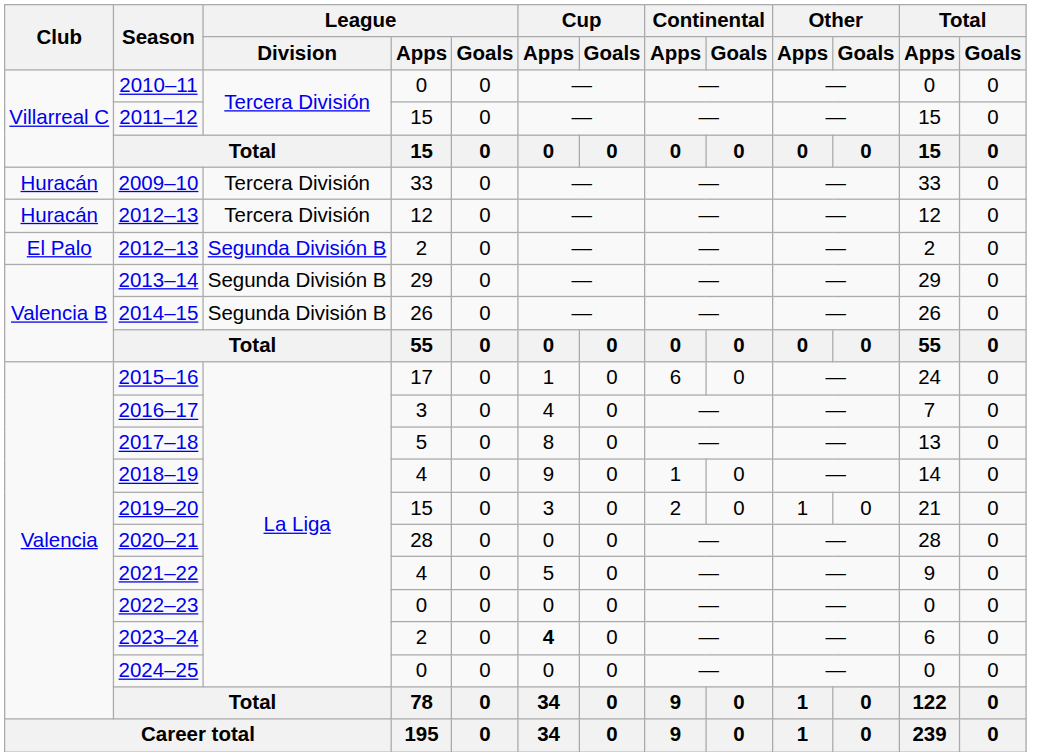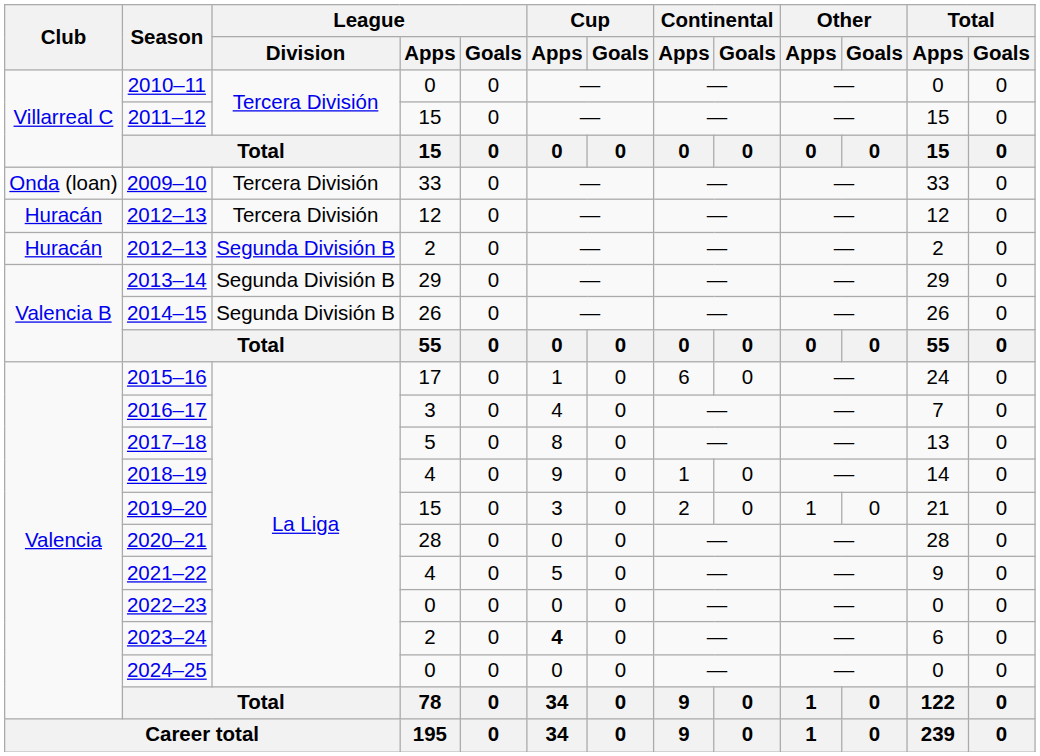(59, 183) Huracán -> (63, 183) Onda (loan)
(59, 248) El Palo -> (63, 248) Huracán
